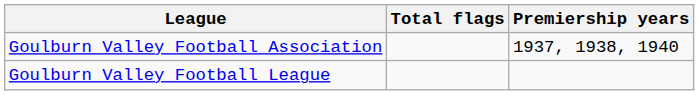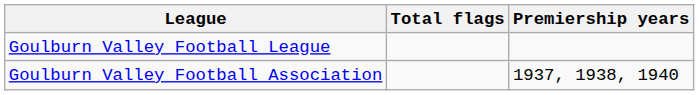rows swapped: (196, 47) <-> (170, 75)
